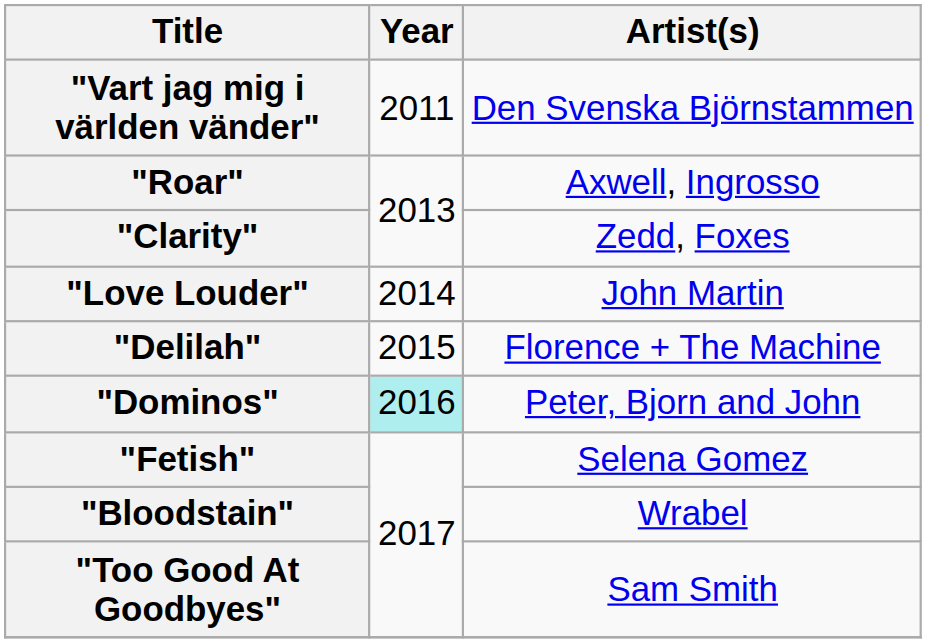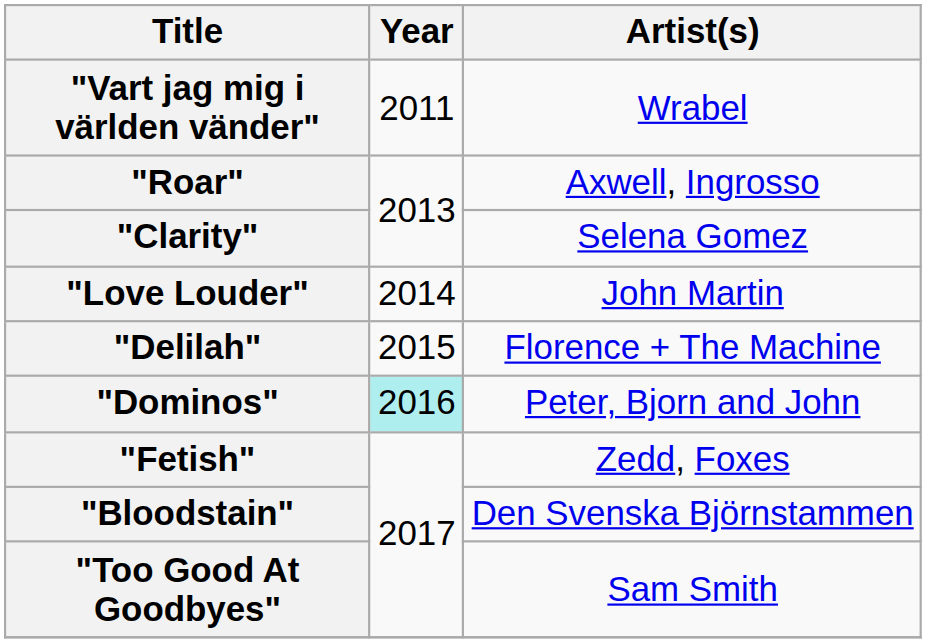(693, 107) Den Svenska Björnstammen -> (693, 107) Wrabel
(693, 237) Zedd, Foxes -> (693, 237) Selena Gomez
(693, 458) Selena Gomez -> (693, 458) Zedd, Foxes
(693, 513) Wrabel -> (693, 513) Den Svenska Björnstammen
